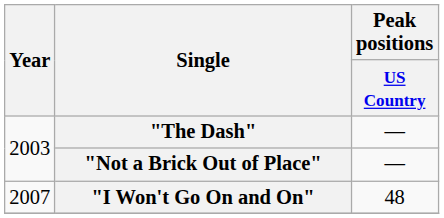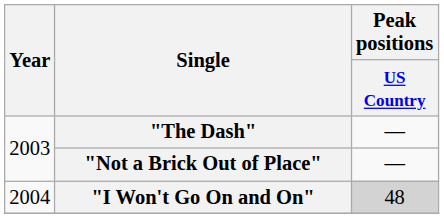(30, 196) 2007 -> (30, 196) 2004
(395, 196) no background -> (395, 196) lightgrey background
